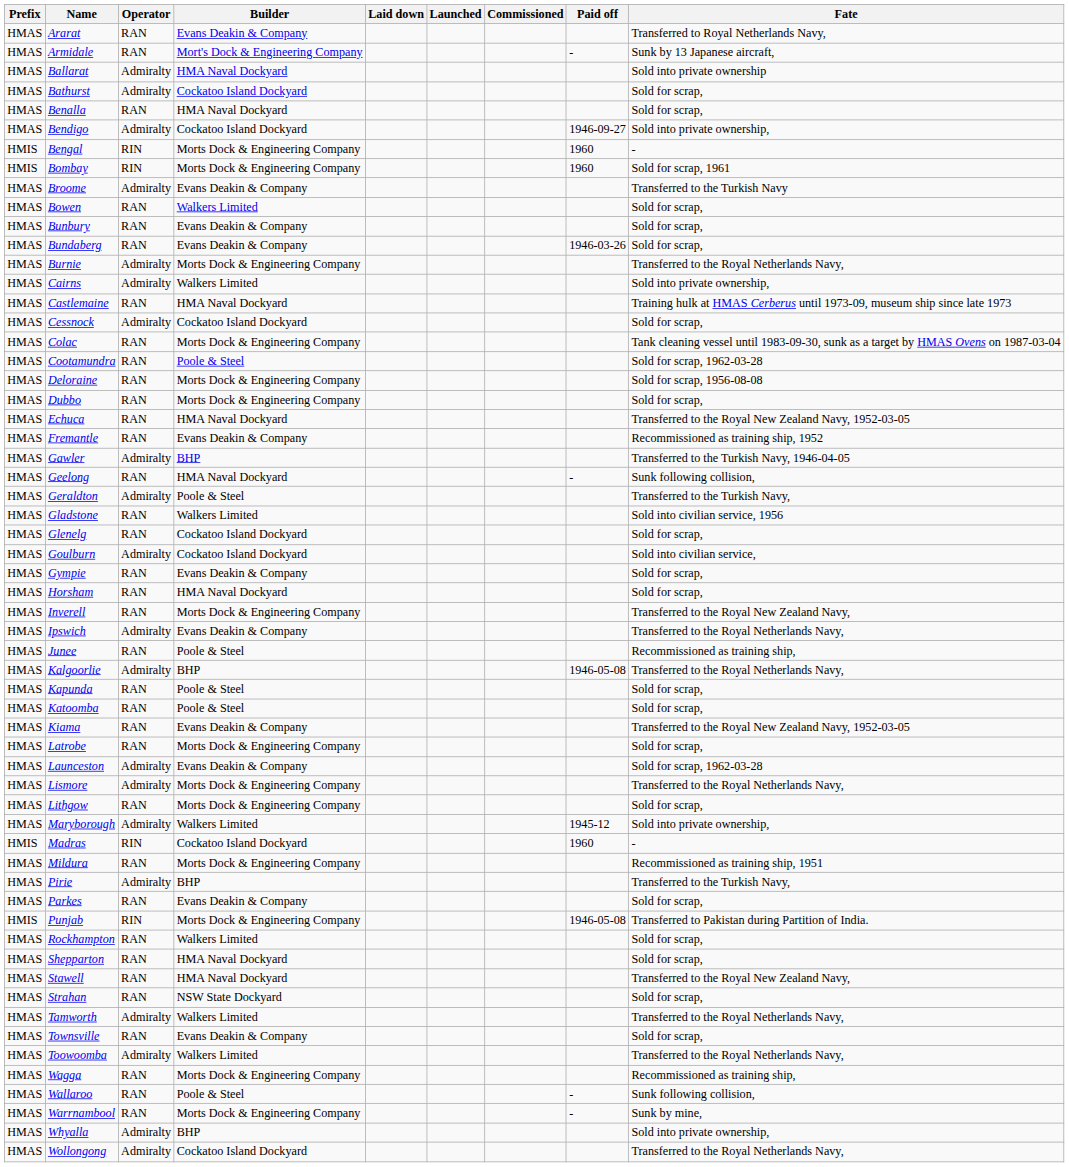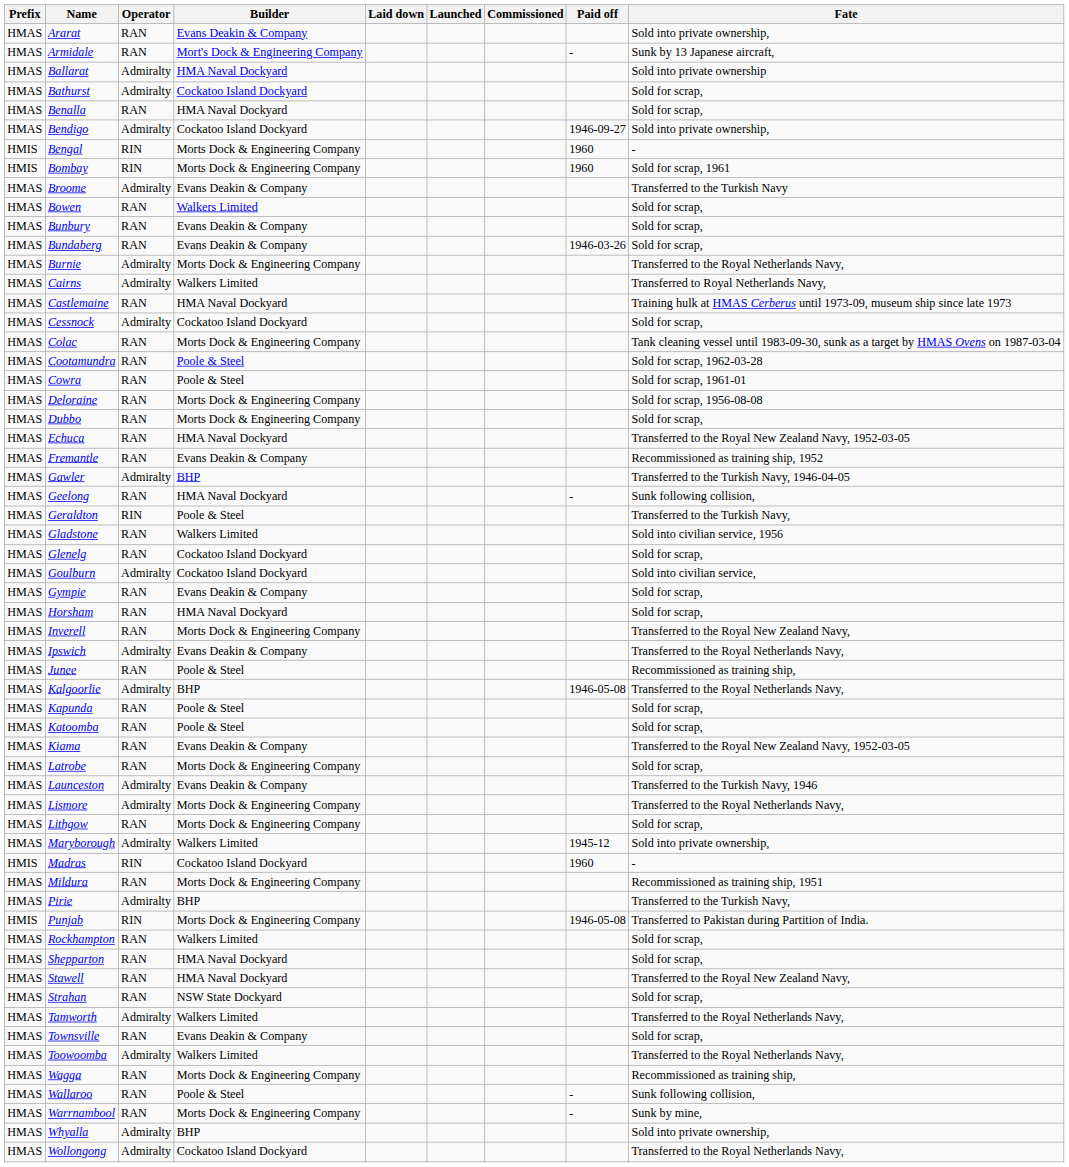(729, 33) Transferred to Royal Netherlands Navy, -> (700, 33) Sold into private ownership,
(700, 284) Sold into private ownership, -> (729, 284) Transferred to Royal Netherlands Navy,
+ row: (64, 380)
(146, 496) Admiralty -> (132, 515) RIN
(697, 766) Sold for scrap, 1962-03-28 -> (724, 785) Transferred to the Turkish Navy, 1946
- row: (65, 901)
